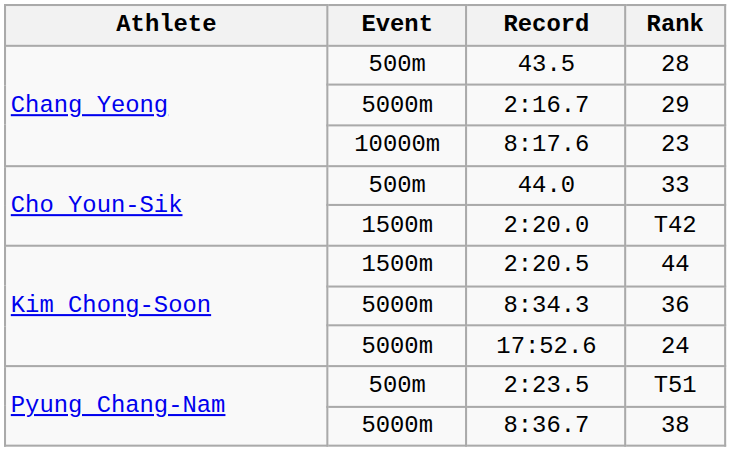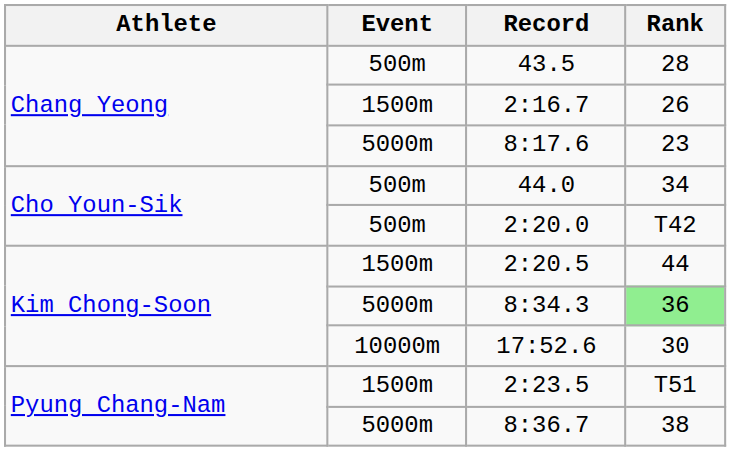(397, 105) 5000m -> (397, 105) 1500m
(675, 105) 29 -> (675, 105) 26
(397, 145) 10000m -> (397, 145) 5000m
(675, 185) 33 -> (675, 185) 34
(397, 225) 1500m -> (397, 225) 500m
(675, 305) no background -> (675, 305) lightgreen background
(397, 346) 5000m -> (397, 346) 10000m
(675, 346) 24 -> (675, 346) 30
(397, 386) 500m -> (397, 386) 1500m
